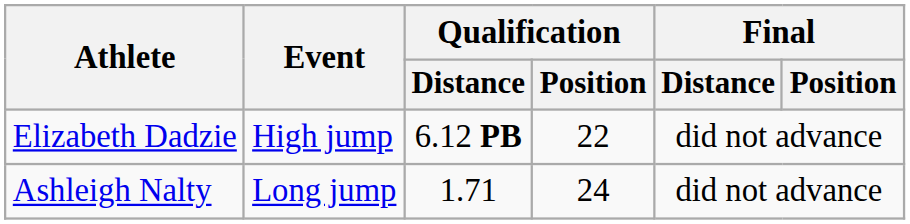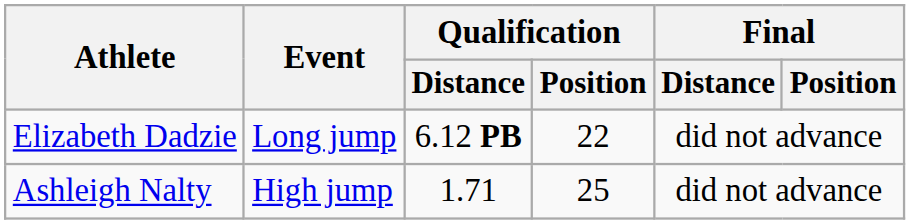(322, 136) High jump -> (324, 136) Long jump
(324, 190) Long jump -> (322, 190) High jump
(593, 190) 24 -> (593, 190) 25
